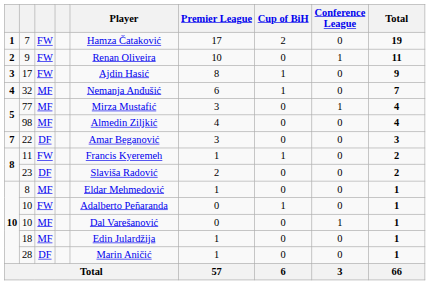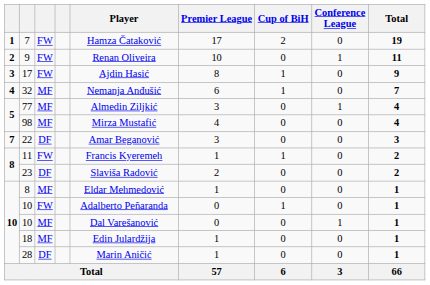(124, 106) Mirza Mustafić -> (124, 106) Almedin Ziljkić
(124, 123) Almedin Ziljkić -> (124, 123) Mirza Mustafić
